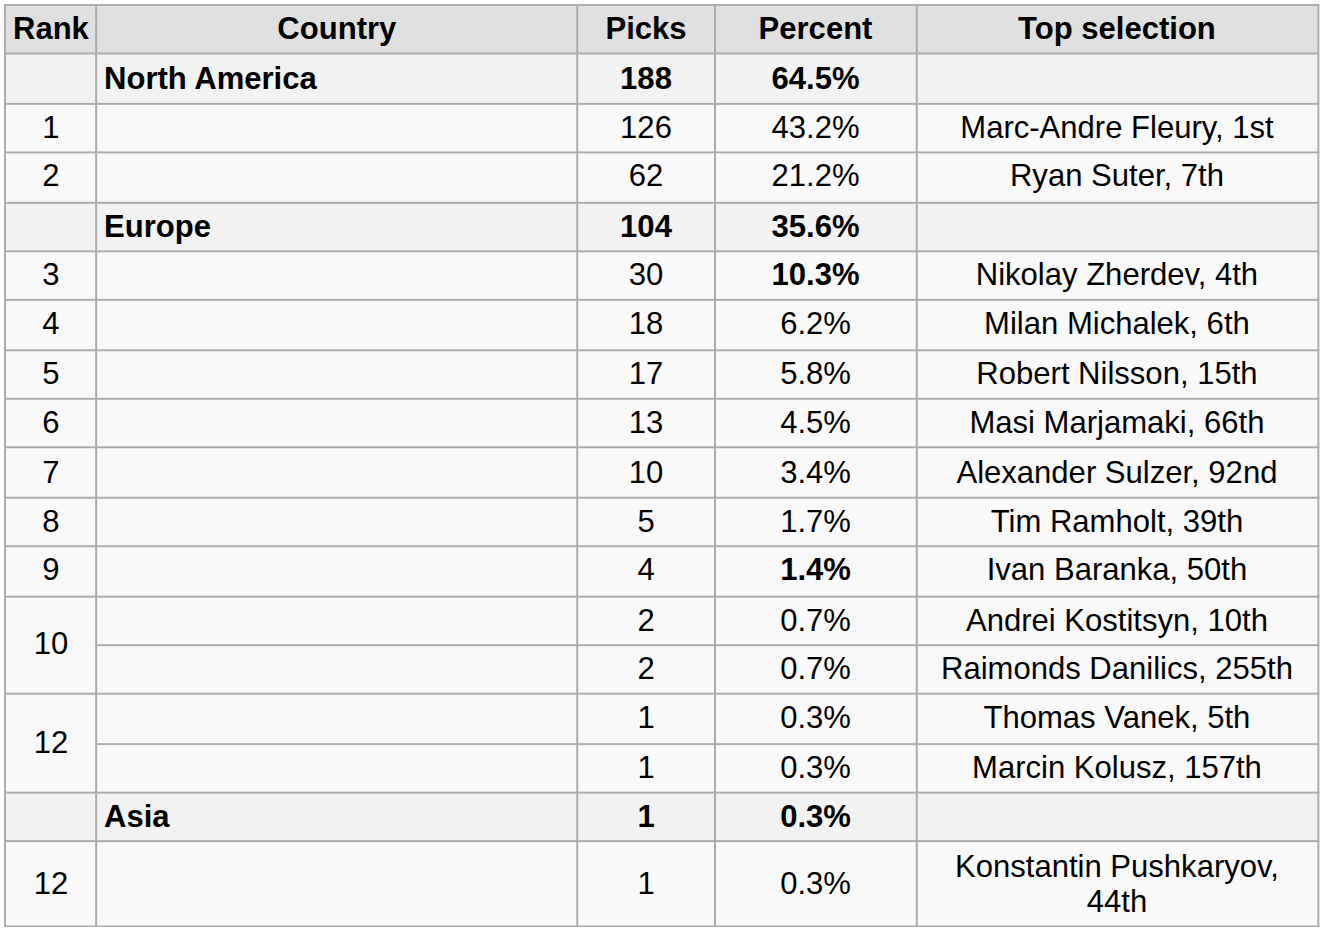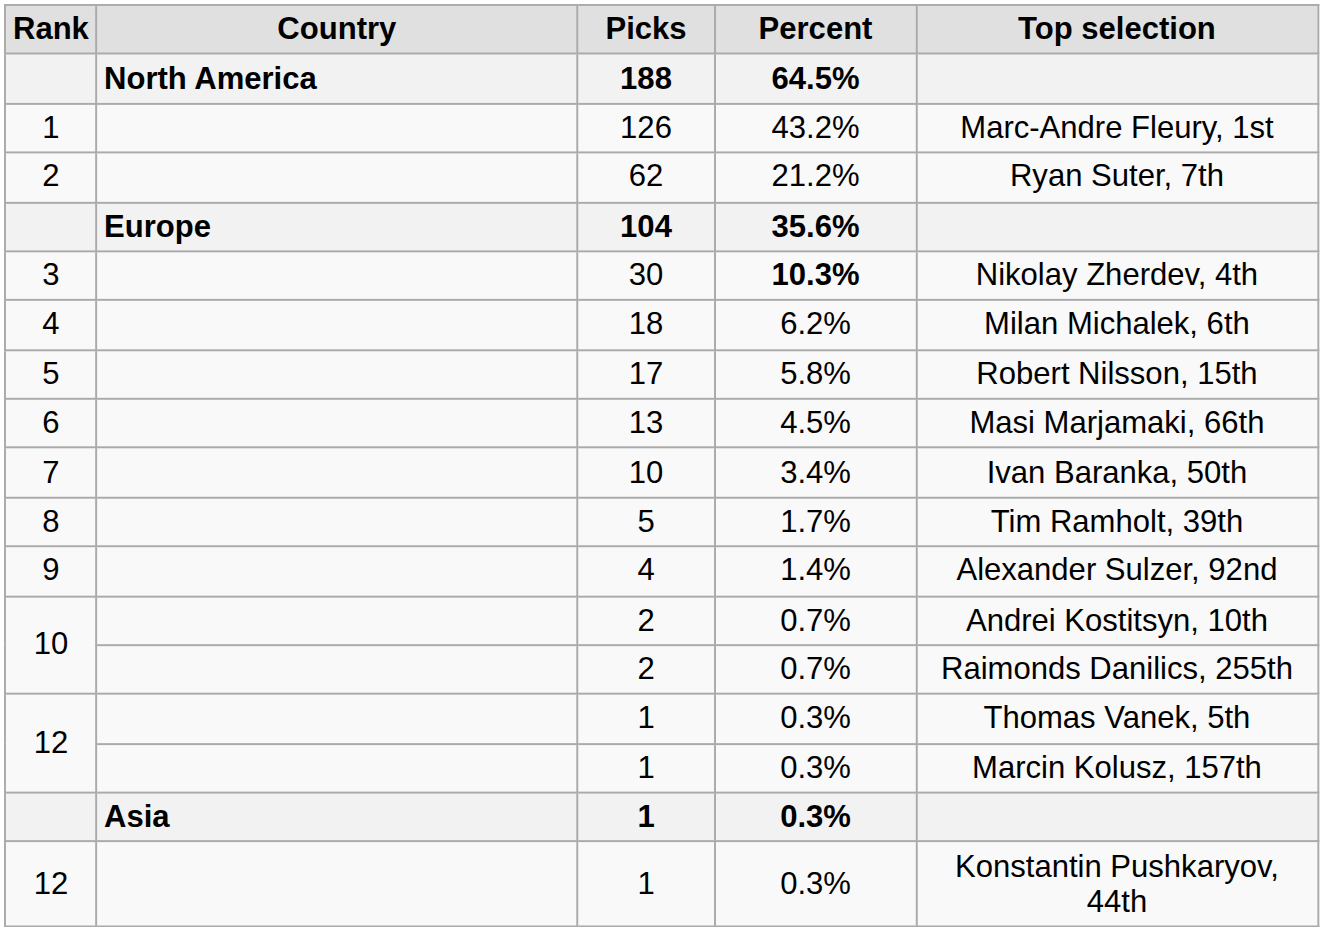(1117, 472) Alexander Sulzer, 92nd -> (1117, 472) Ivan Baranka, 50th
(816, 570) bold -> (816, 570) normal
(1117, 570) Ivan Baranka, 50th -> (1117, 570) Alexander Sulzer, 92nd
